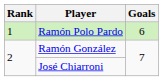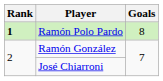(10, 31) normal -> (10, 31) bold
(142, 31) 6 -> (142, 31) 8
